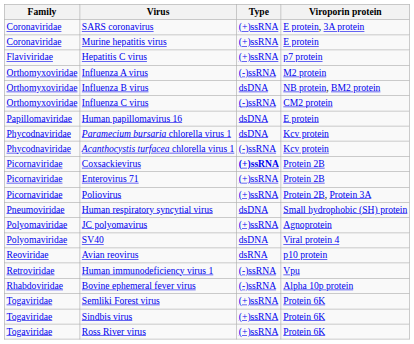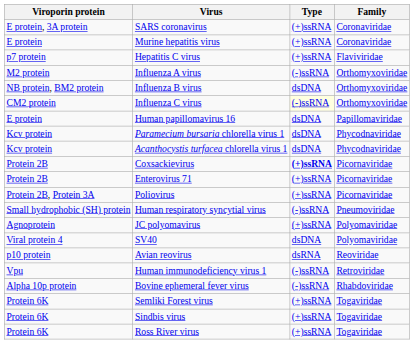columns swapped: (42, 12) <-> (345, 12)
(257, 103) no background -> (311, 103) lightyellow background
(257, 149) (-)ssRNA -> (307, 149) dsDNA
(253, 210) dsDNA -> (311, 210) (-)ssRNA
